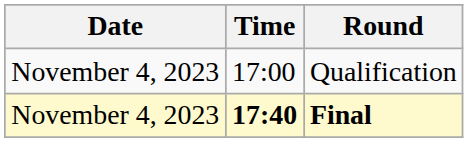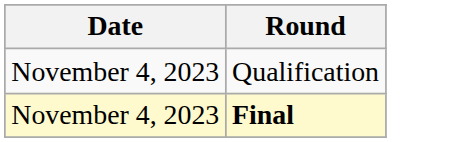- column: (265, 26)
